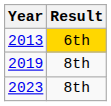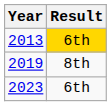(77, 88) 8th -> (77, 88) 6th
